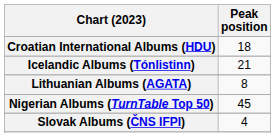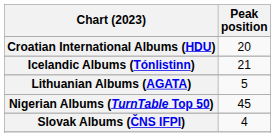(244, 46) 18 -> (244, 46) 20
(244, 84) 8 -> (244, 84) 5
